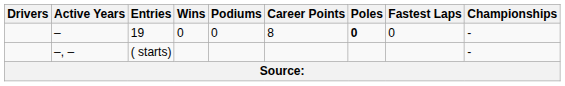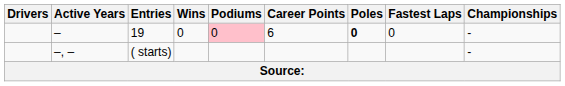(214, 33) no background -> (214, 33) pink background
(271, 33) 8 -> (271, 33) 6
